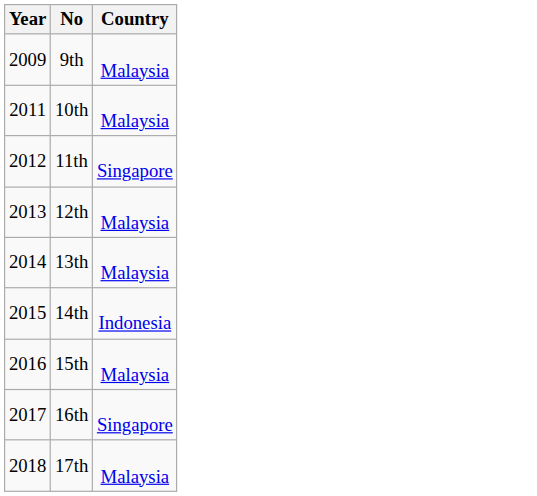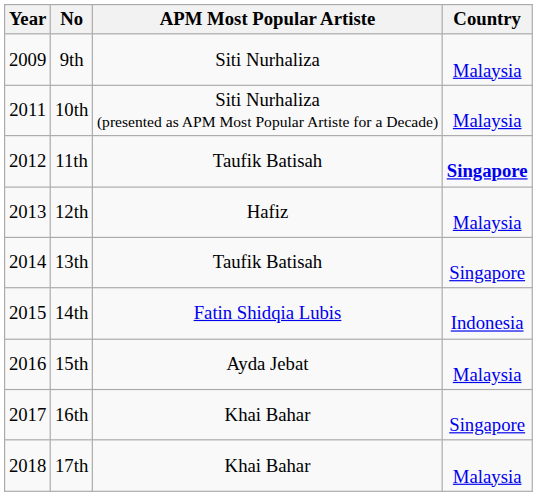+ column: (268, 19)
(135, 171) normal -> (487, 171) bold
(135, 273) Malaysia -> (487, 273) Singapore
